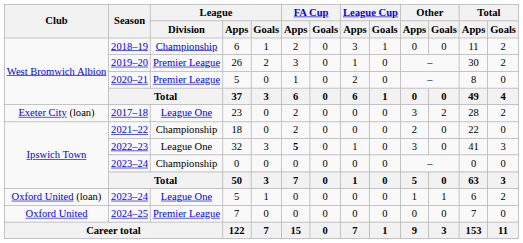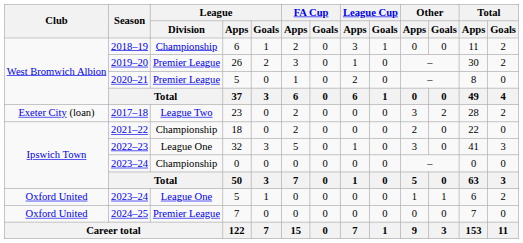(186, 113) League One -> (186, 113) League Two
(296, 146) bold -> (296, 146) normal
(56, 197) Oxford United (loan) -> (56, 197) Oxford United
